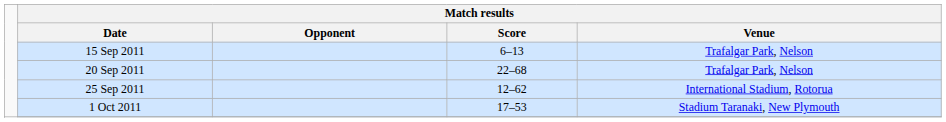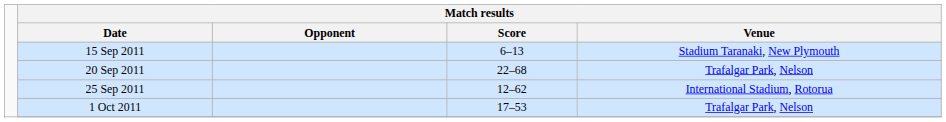(759, 51) Trafalgar Park, Nelson -> (759, 51) Stadium Taranaki, New Plymouth
(759, 107) Stadium Taranaki, New Plymouth -> (759, 107) Trafalgar Park, Nelson
